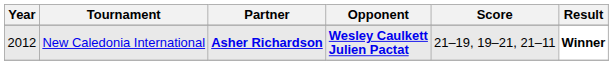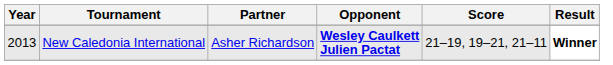(22, 43) 2012 -> (22, 43) 2013
(267, 43) bold -> (263, 43) normal
